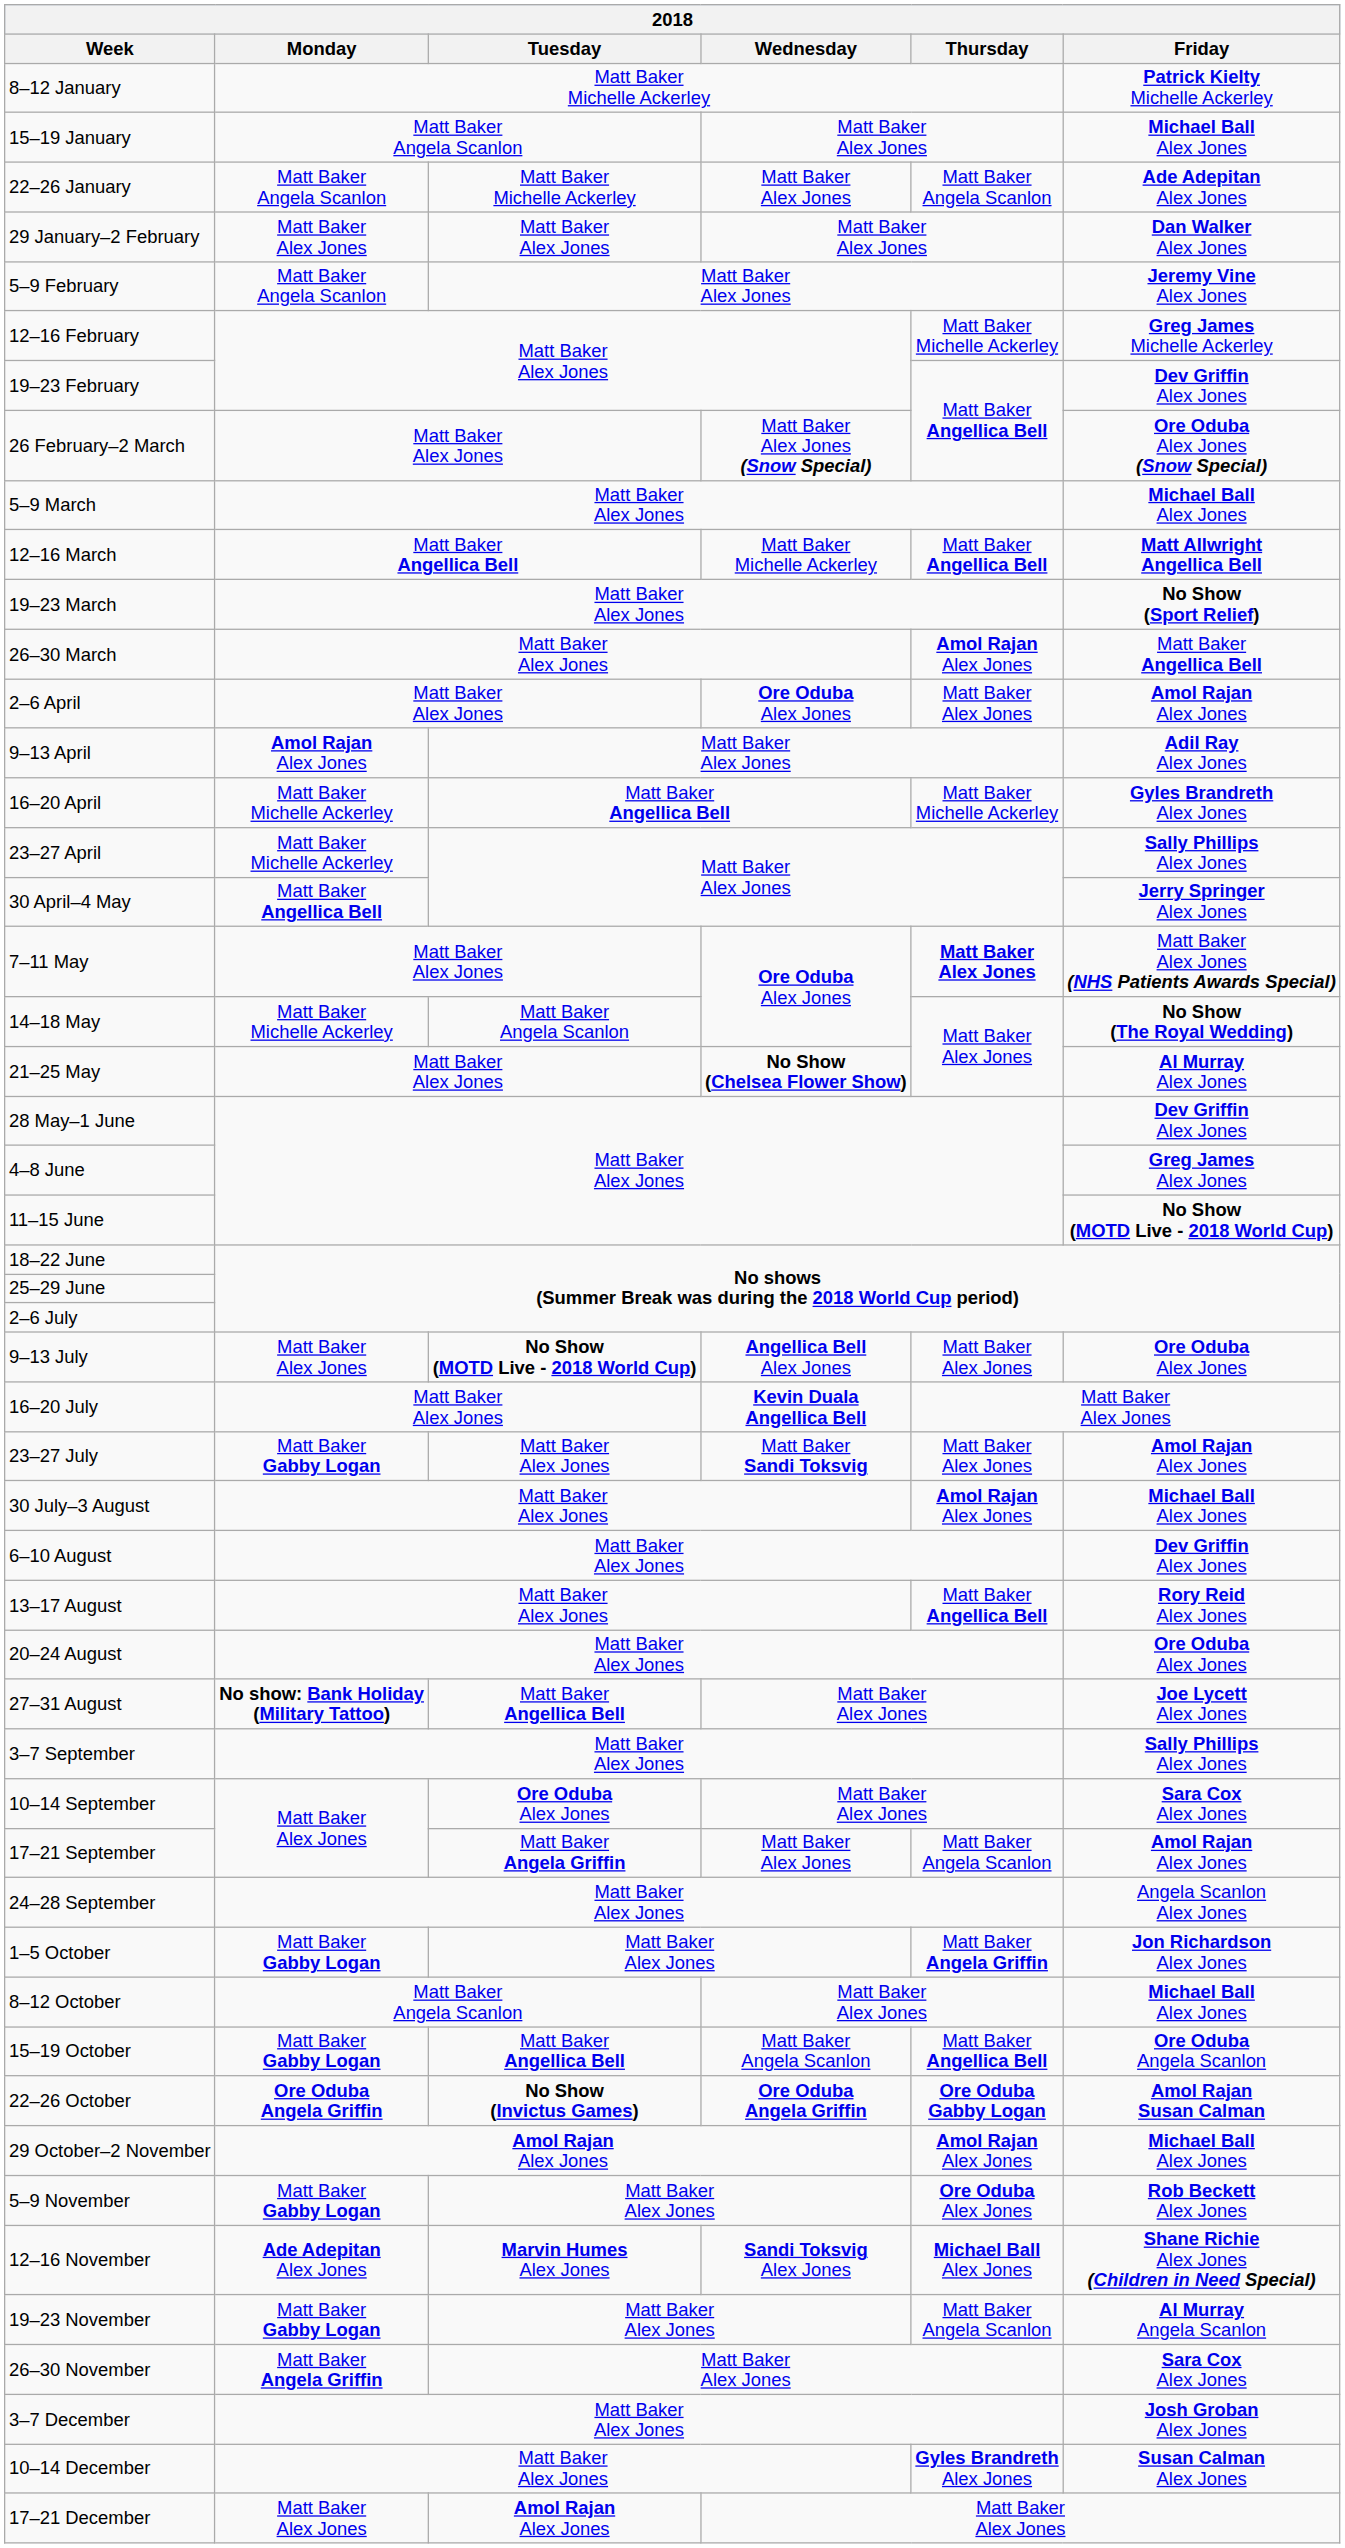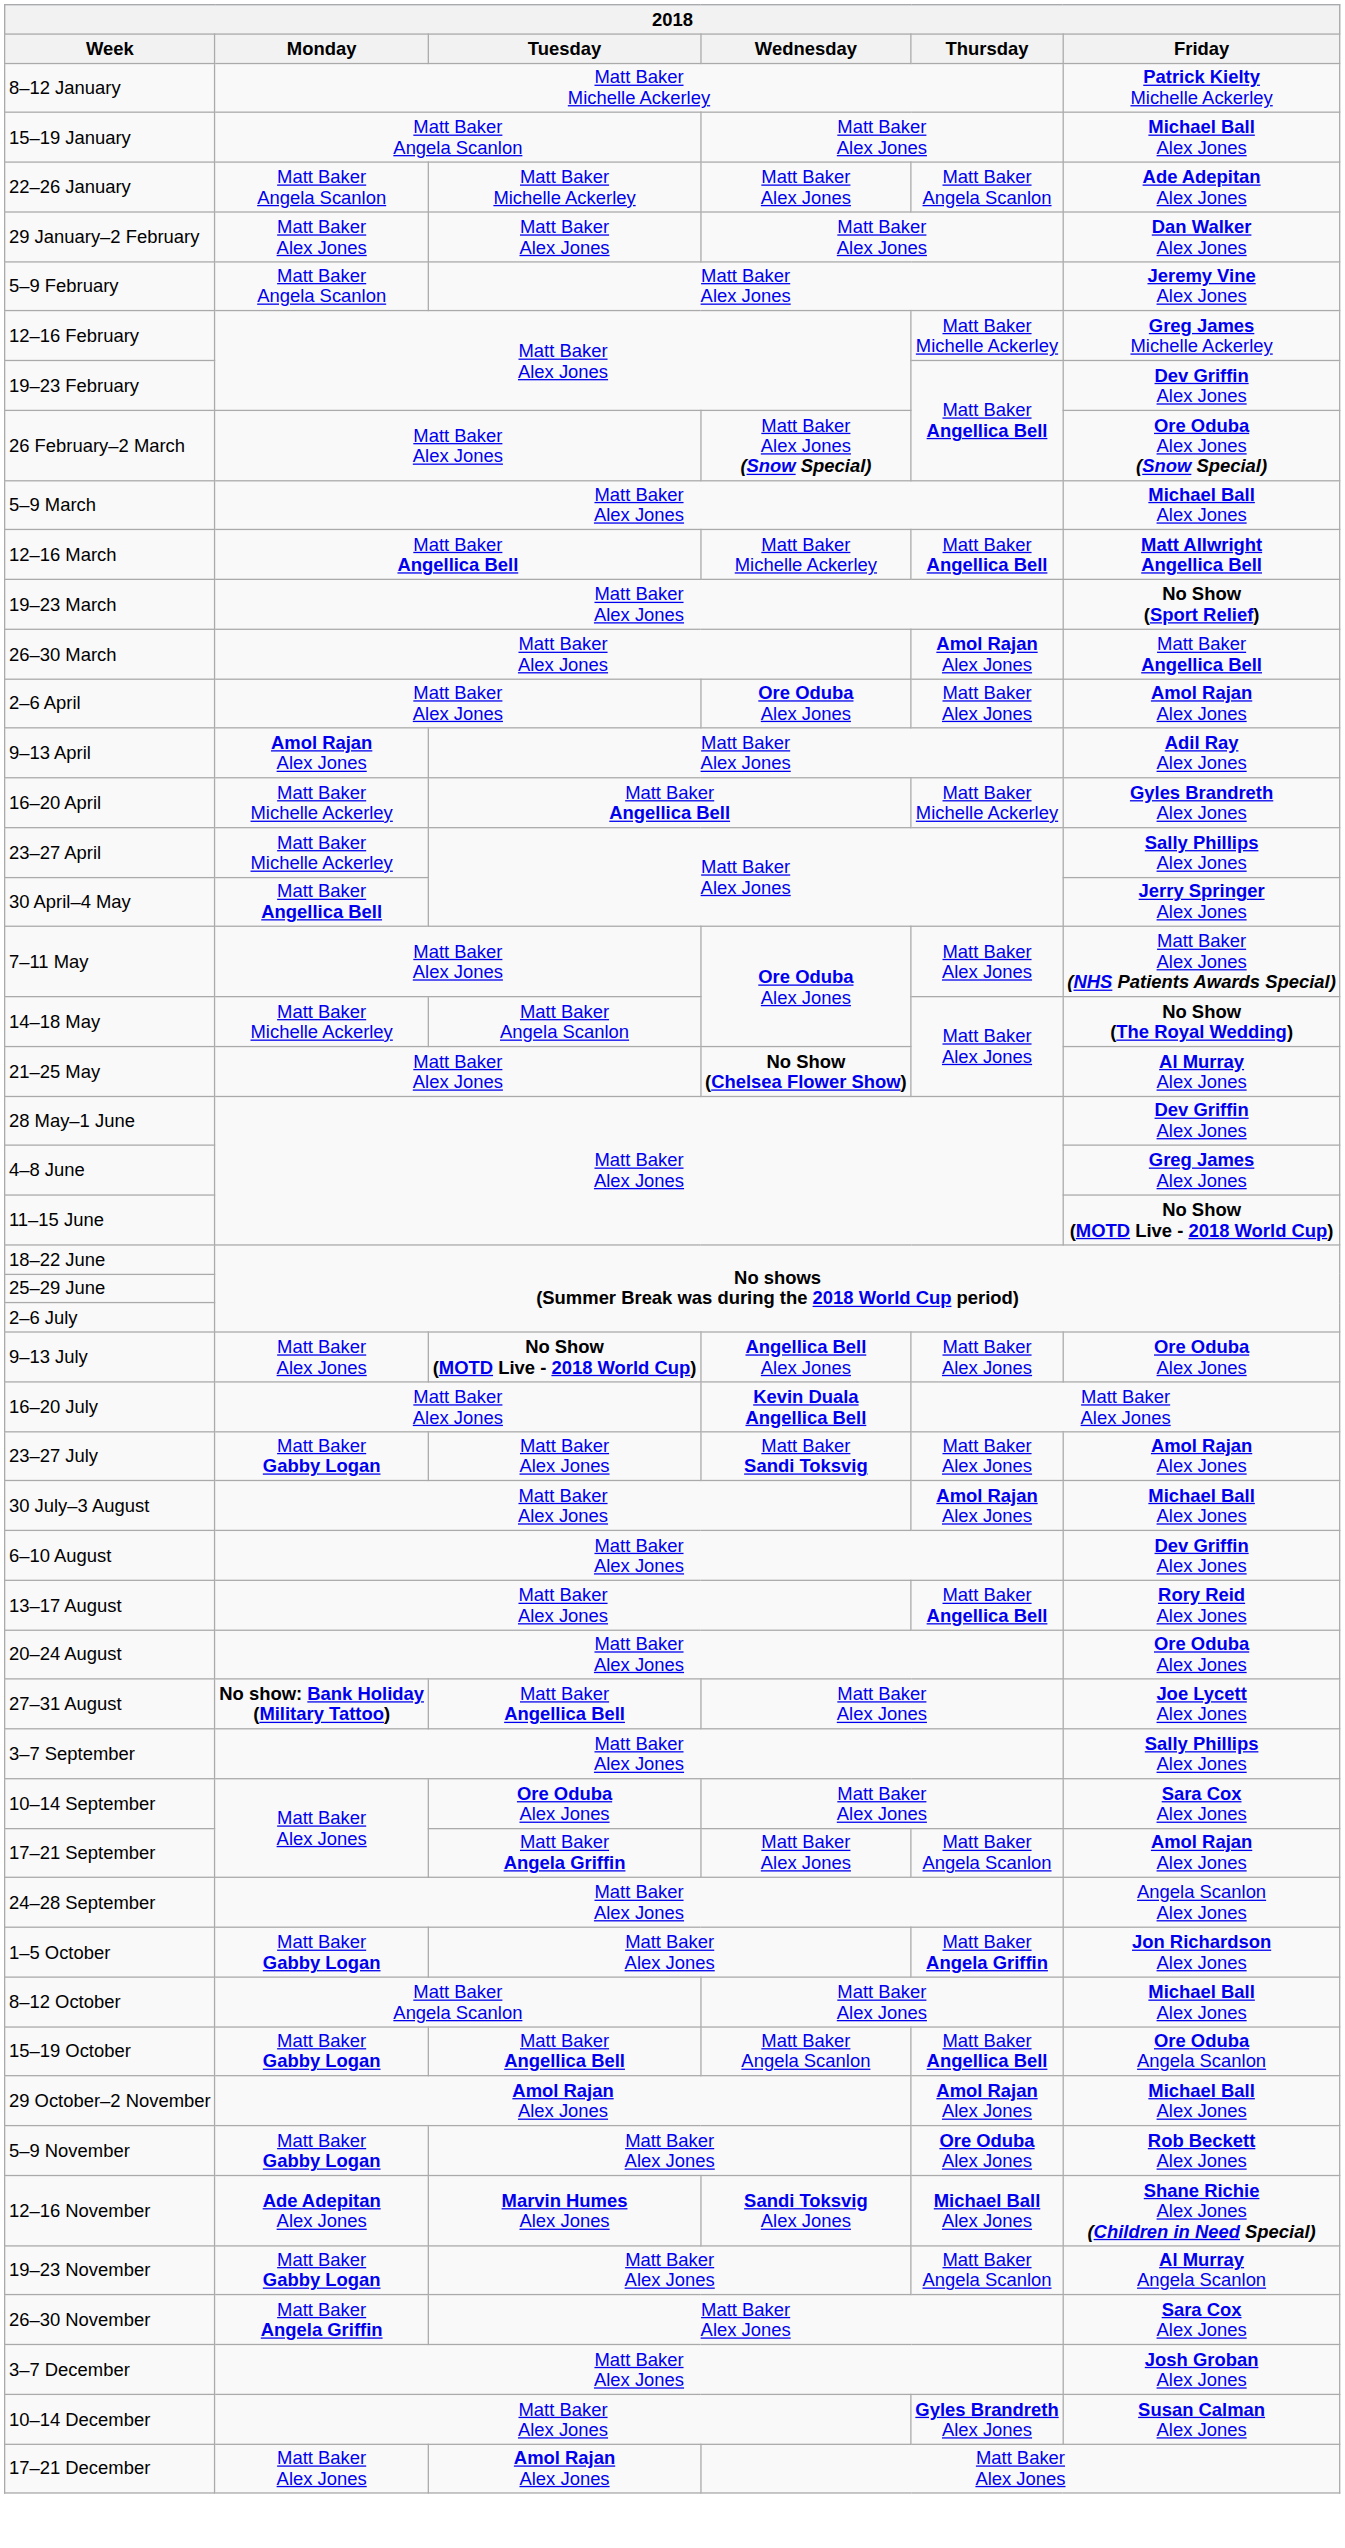(987, 962) bold -> (987, 962) normal
- row: (70, 2101)
